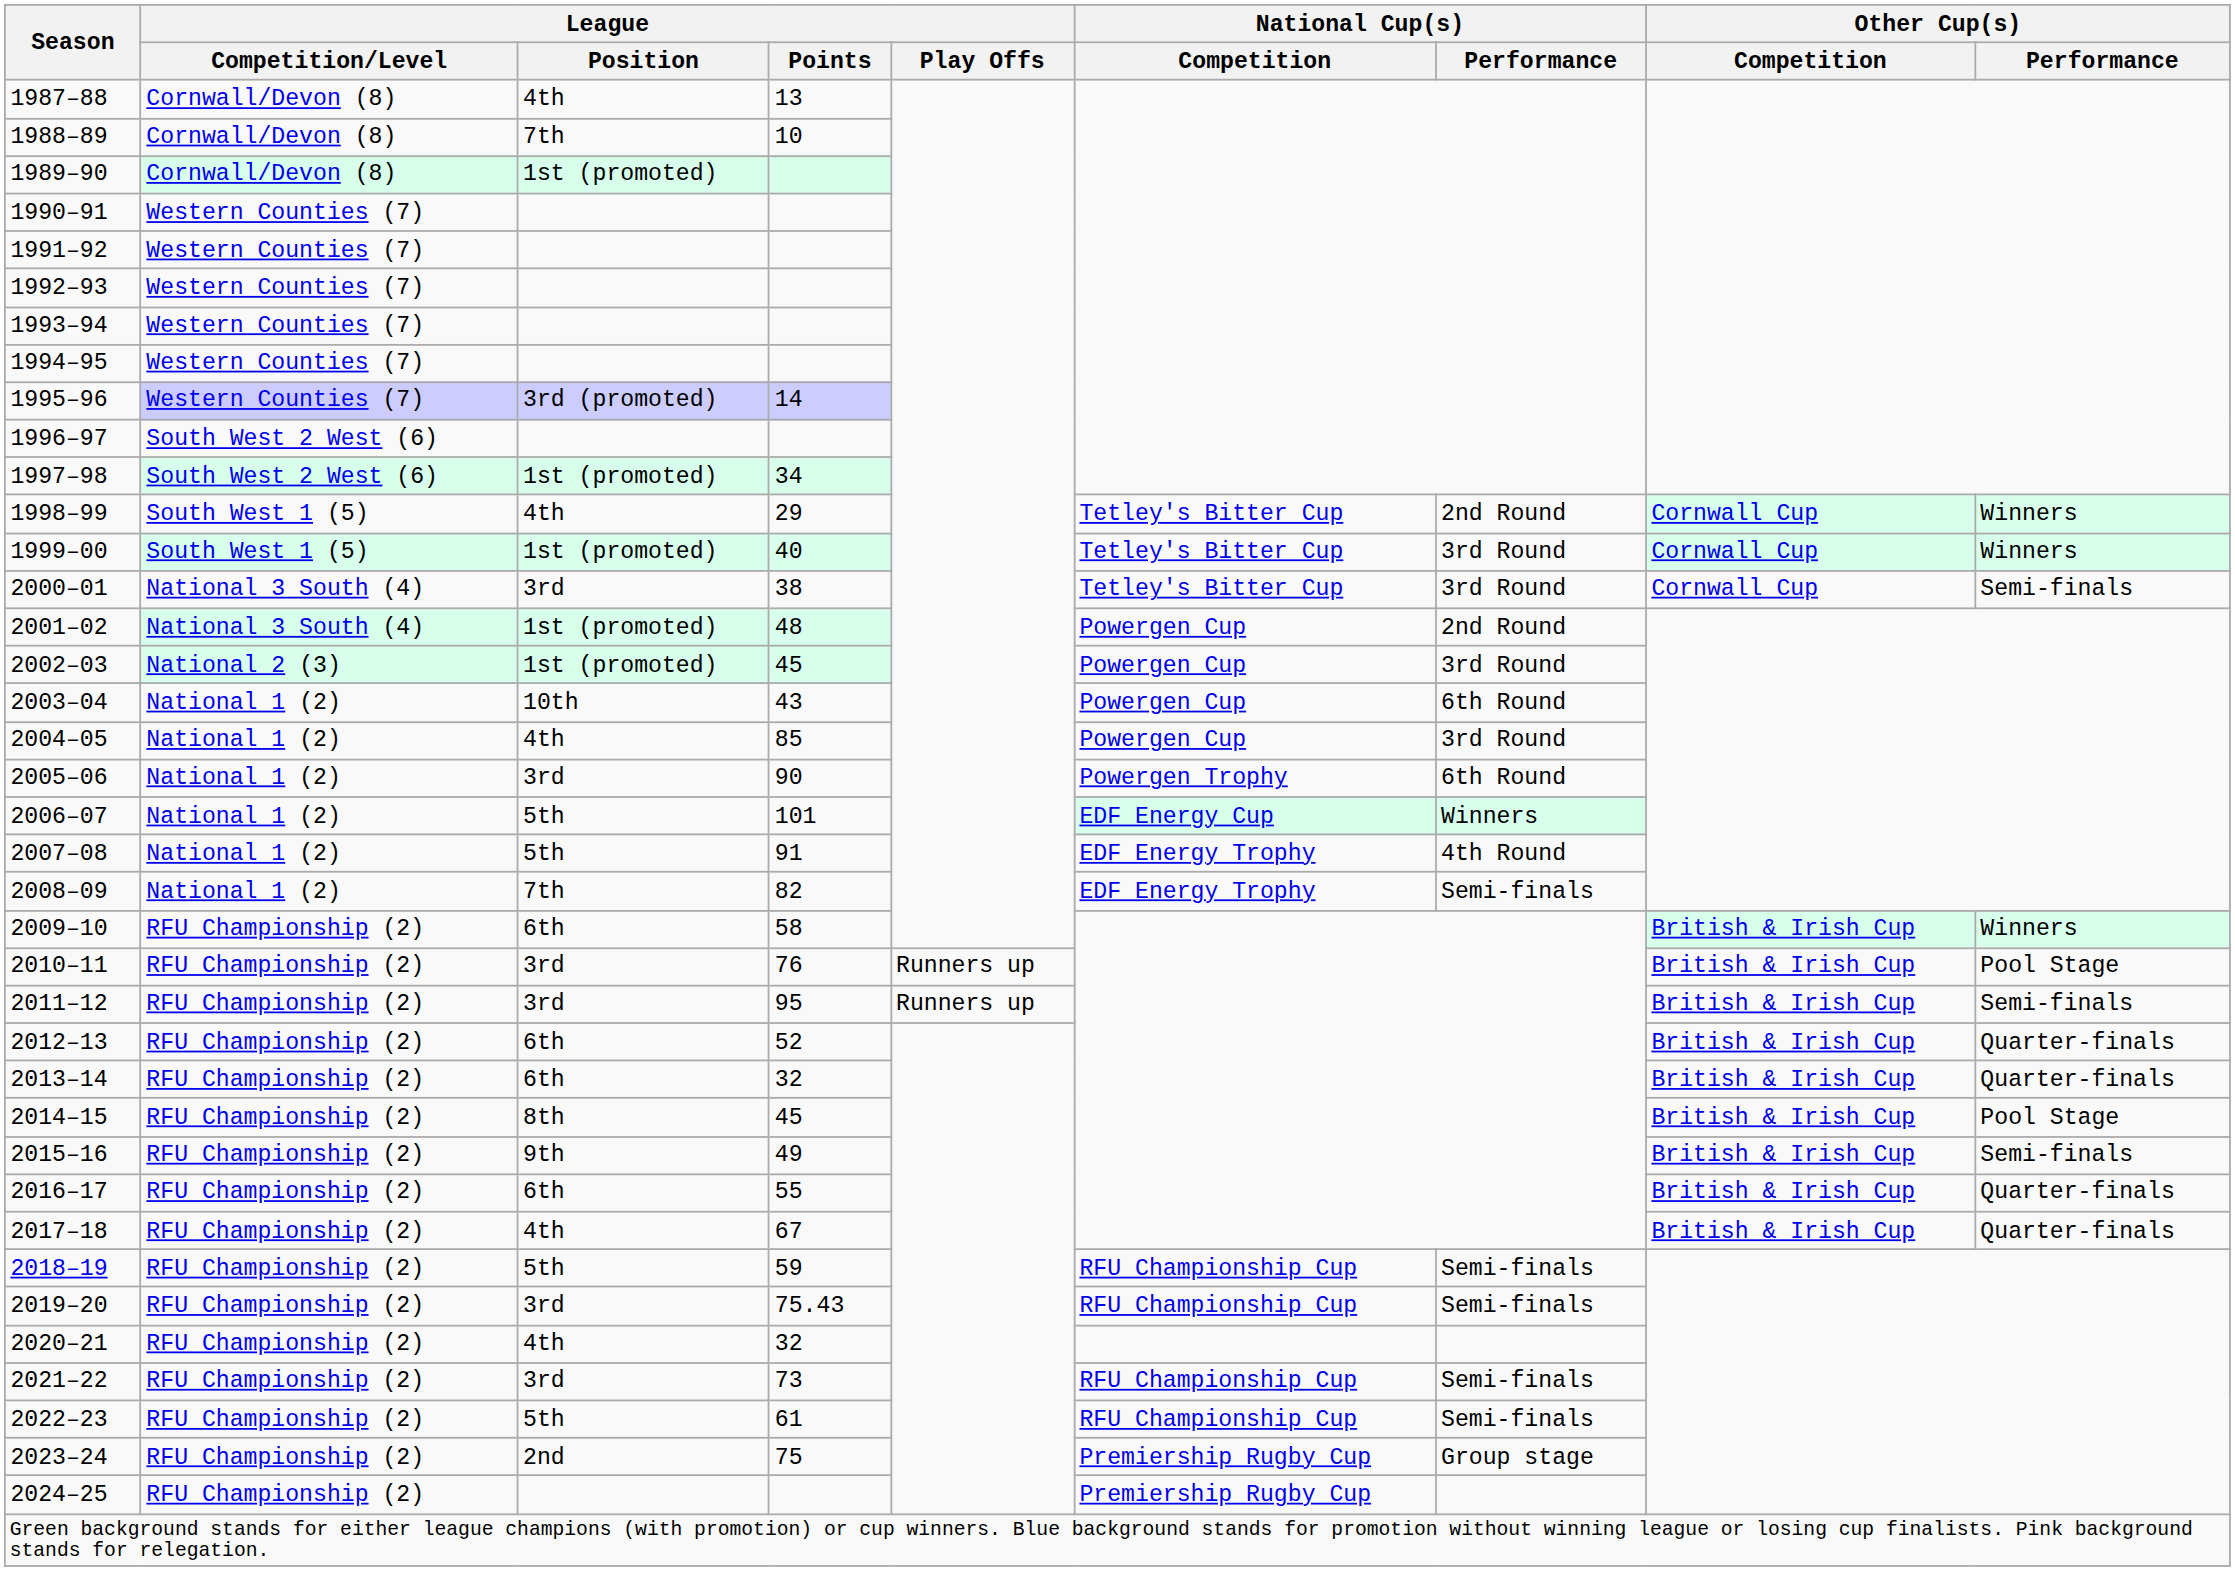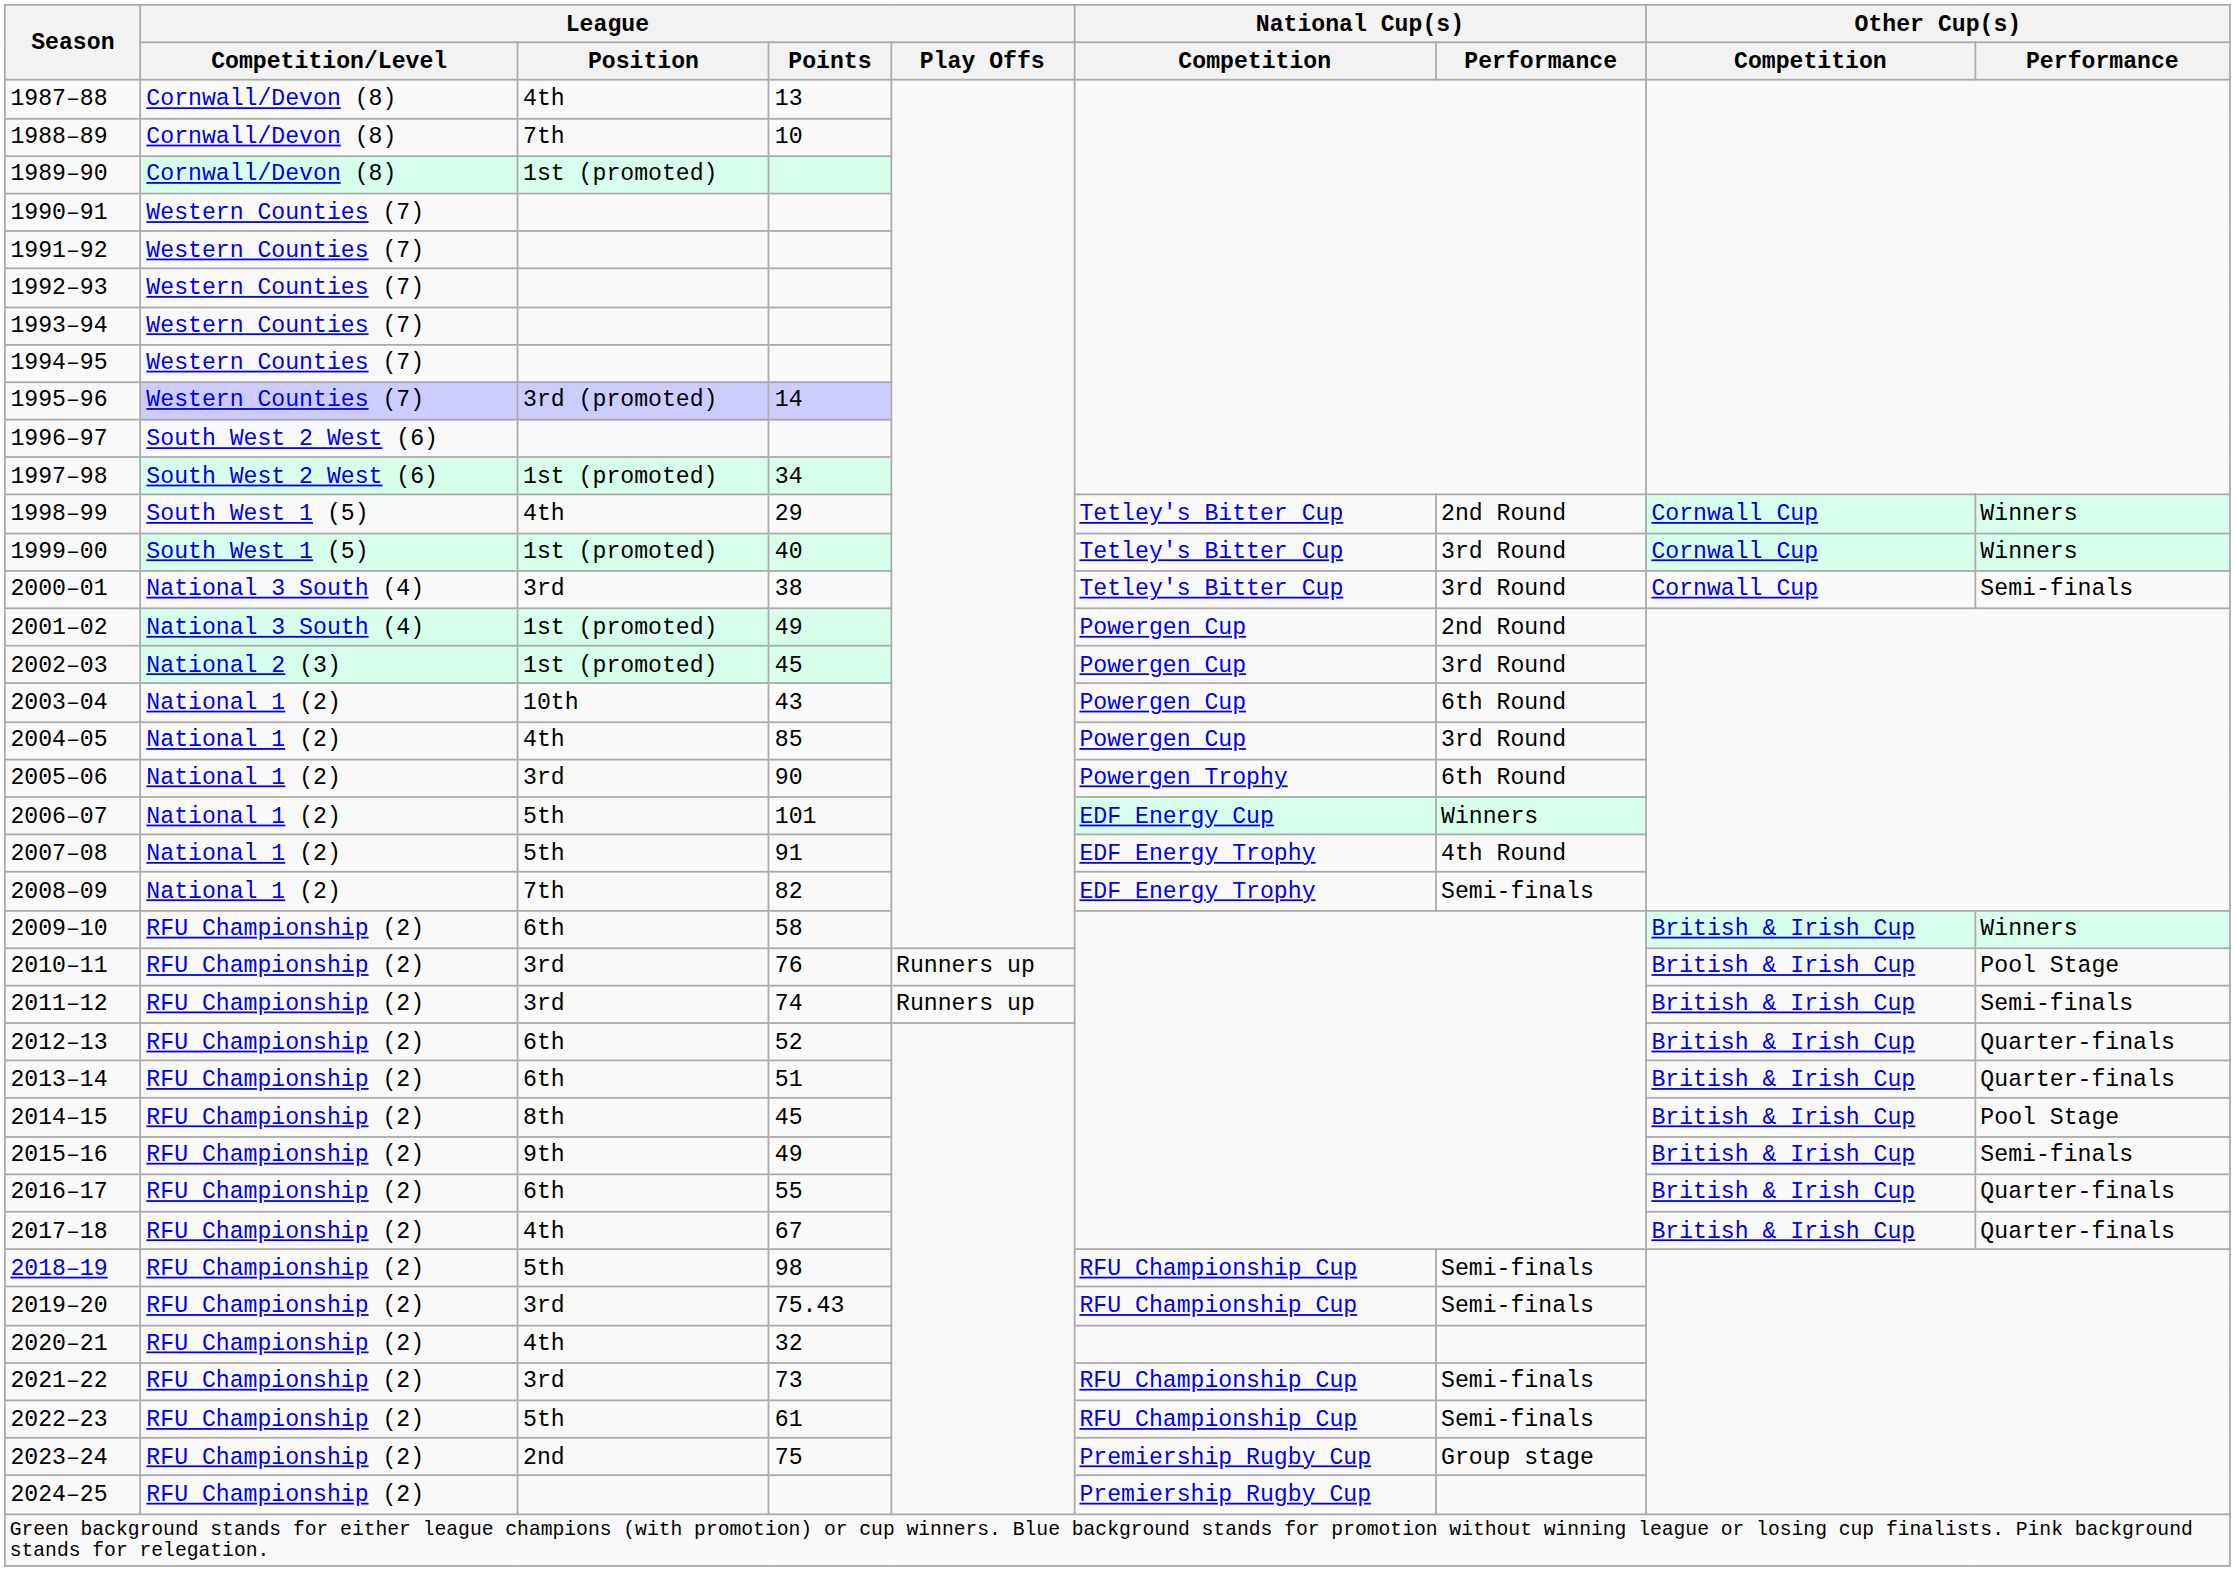(789, 627) 48 -> (789, 627) 49
(789, 1004) 95 -> (789, 1004) 74
(789, 1080) 32 -> (789, 1080) 51
(789, 1268) 59 -> (789, 1268) 98
